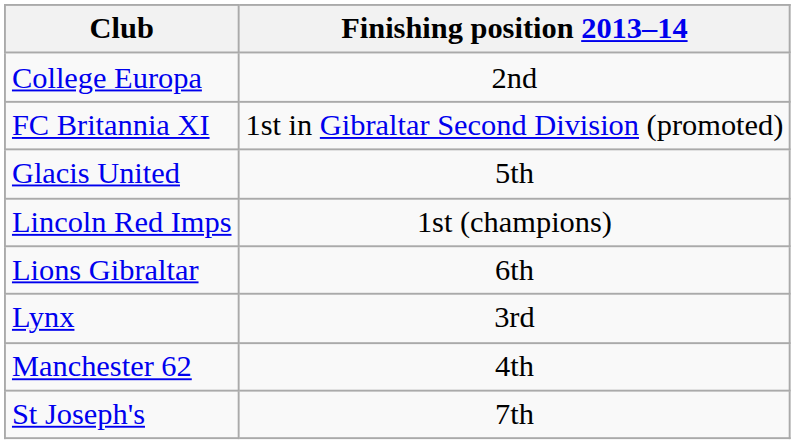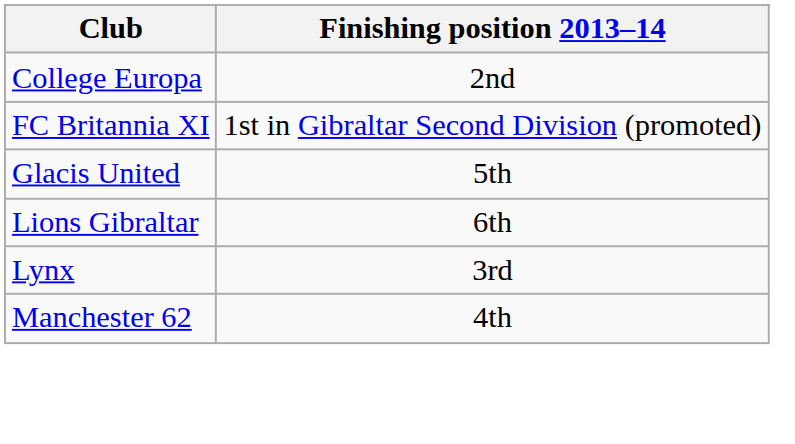- row: (122, 221)
- row: (78, 414)
